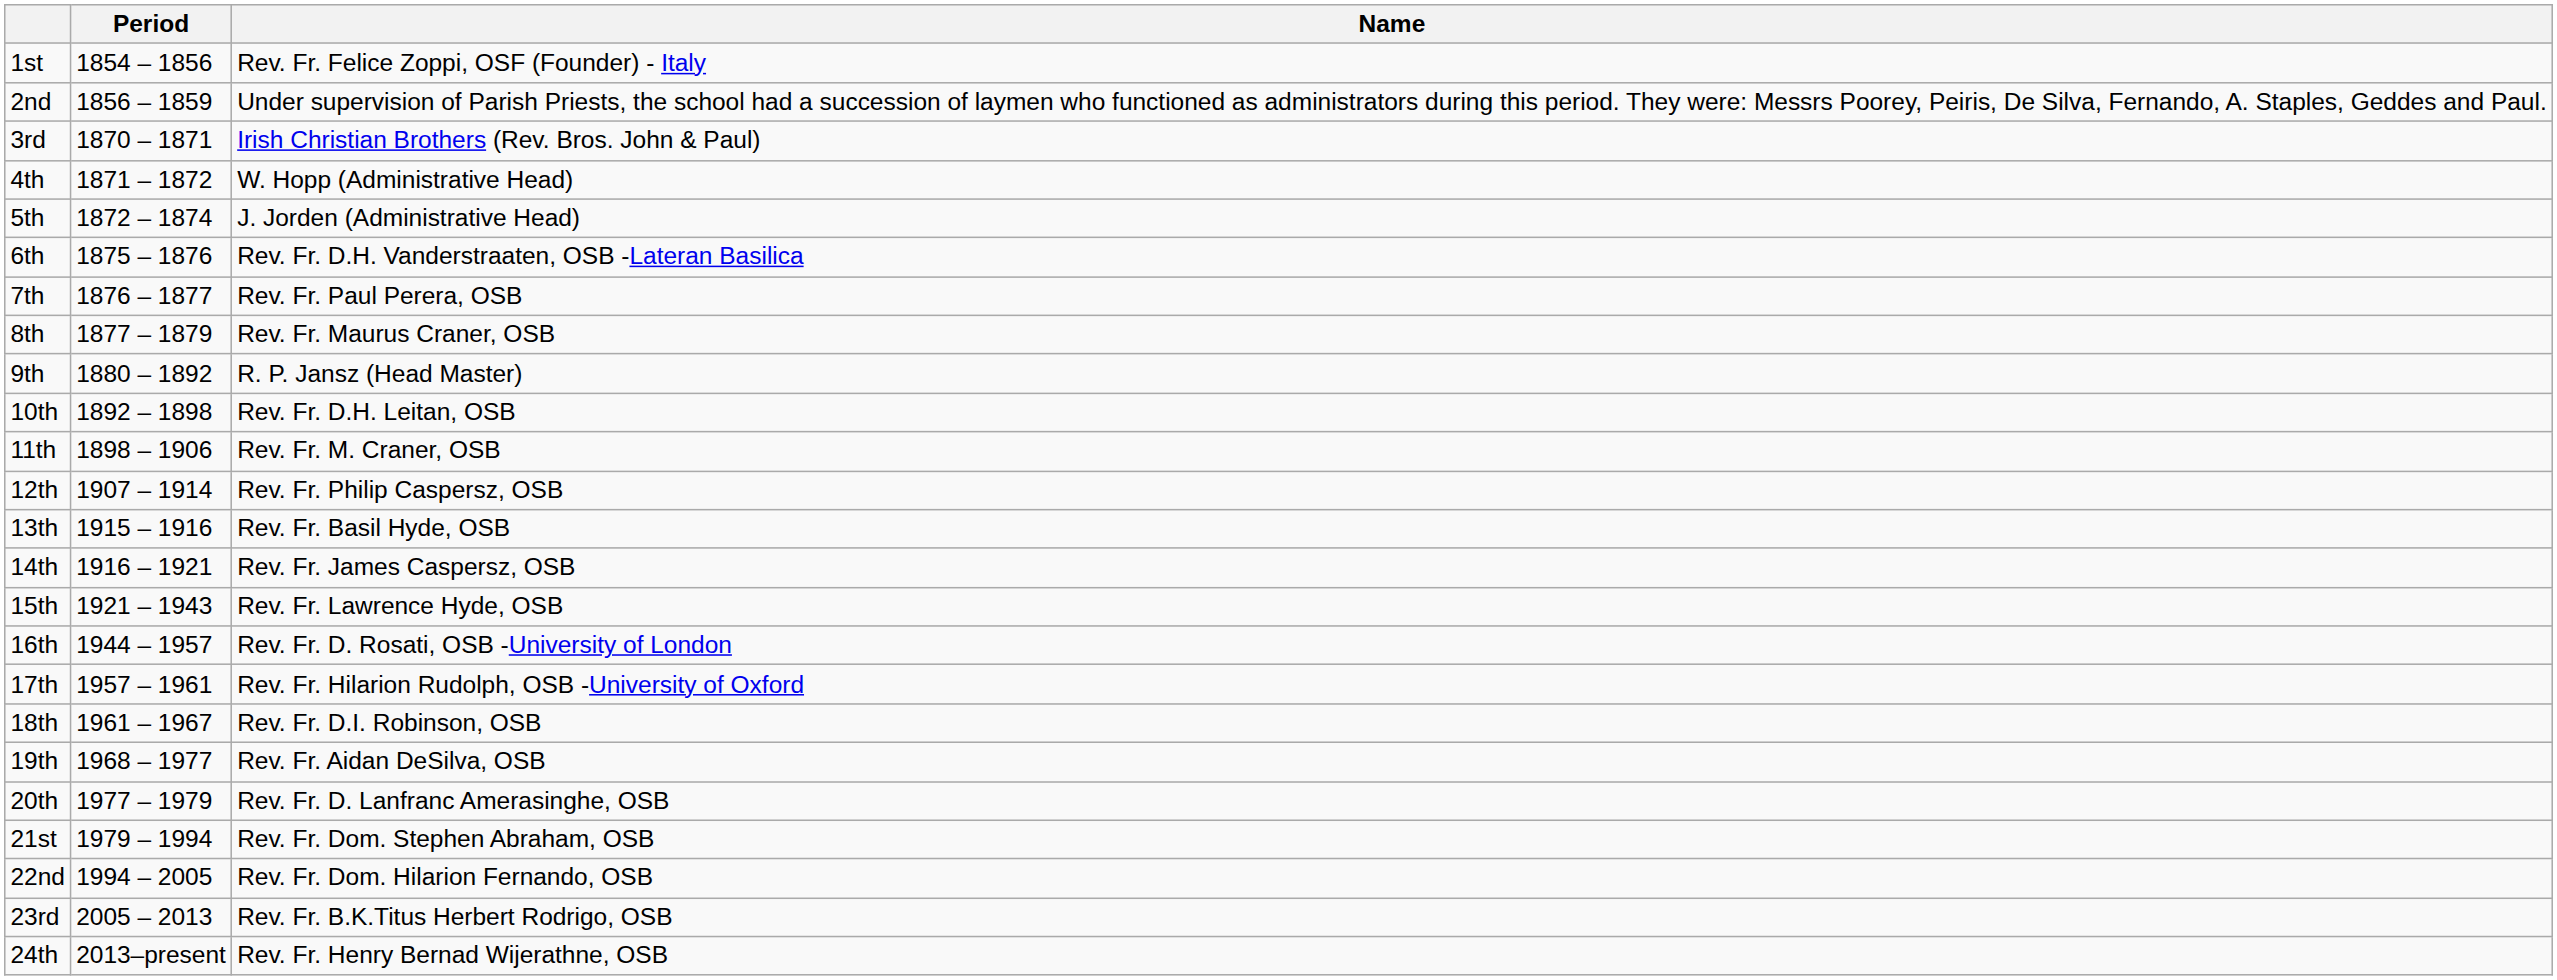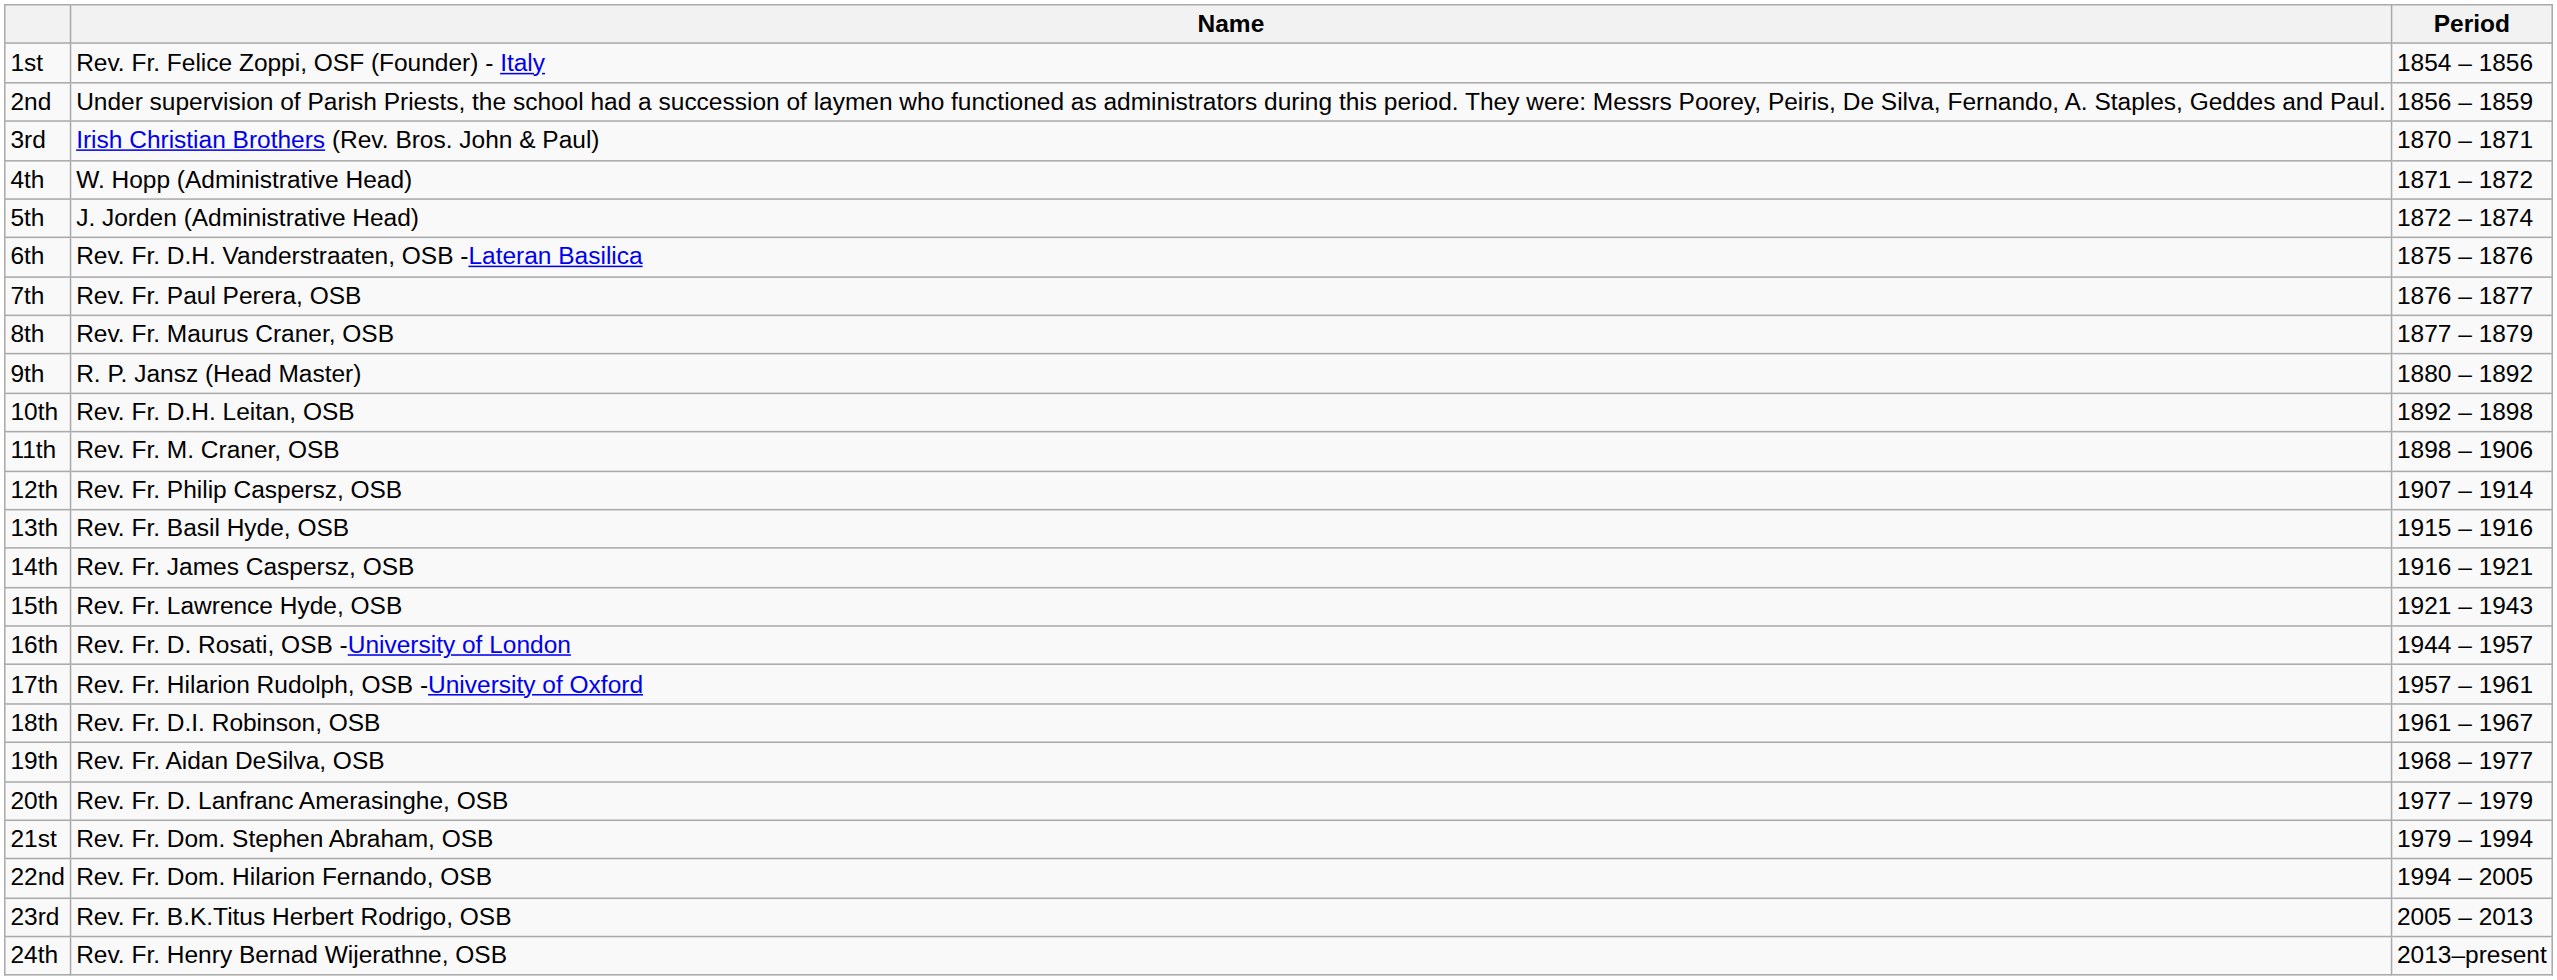columns swapped: (151, 23) <-> (1392, 23)
